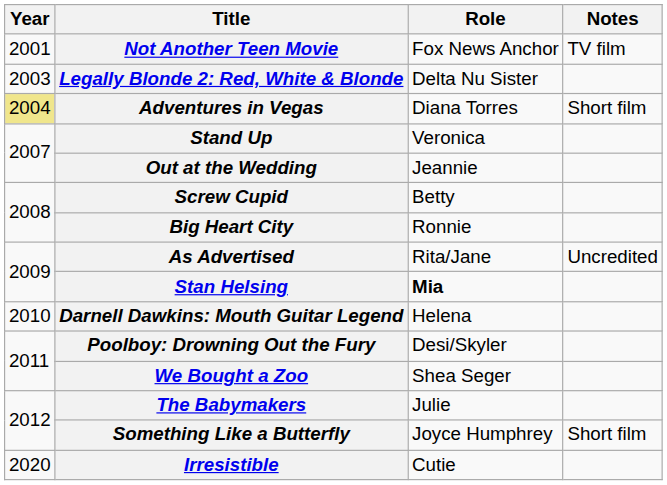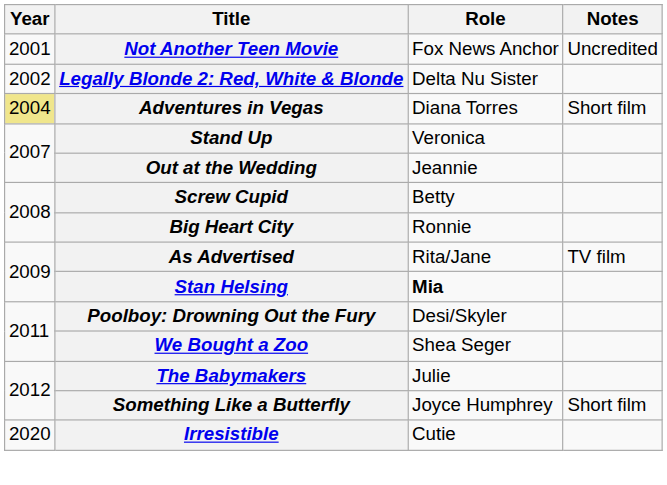(597, 49) TV film -> (613, 49) Uncredited
(30, 78) 2003 -> (30, 78) 2002
(613, 256) Uncredited -> (597, 256) TV film
- row: (231, 316)
